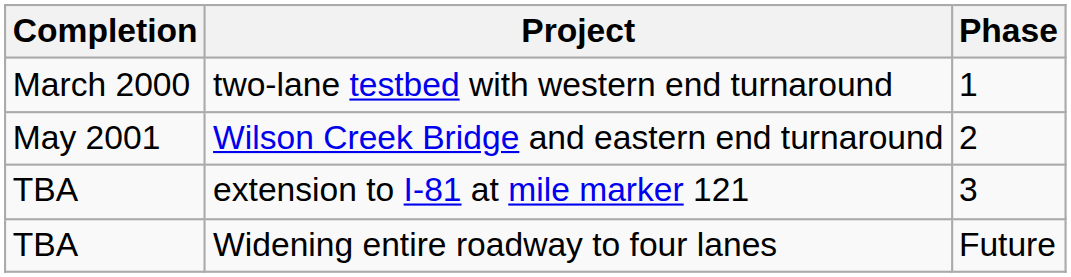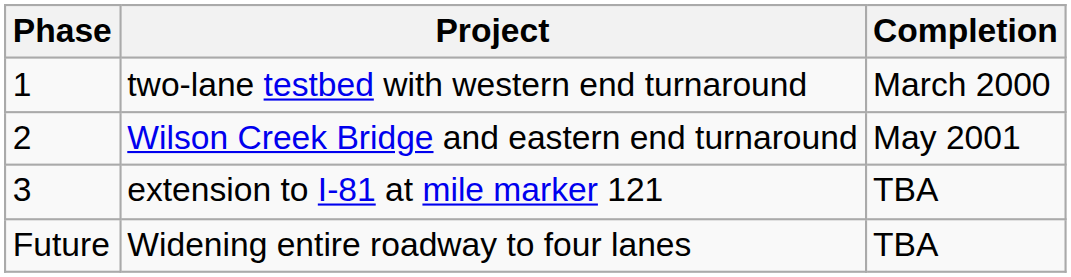columns swapped: (1008, 31) <-> (105, 31)
